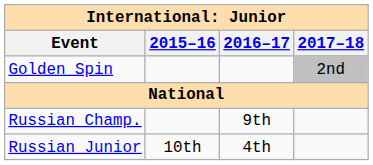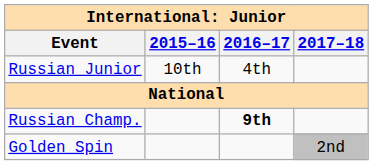rows swapped: (61, 69) <-> (75, 147)
(257, 121) normal -> (257, 121) bold
